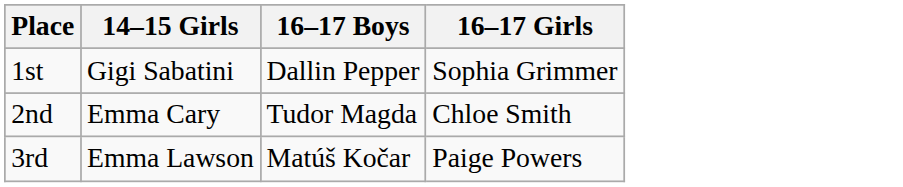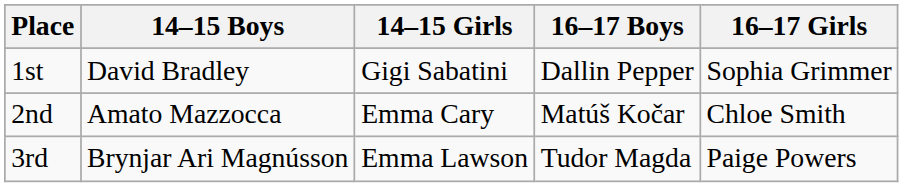+ column: (218, 26)
(342, 114) Tudor Magda -> (613, 114) Matúš Kočar
(338, 158) Matúš Kočar -> (616, 158) Tudor Magda
